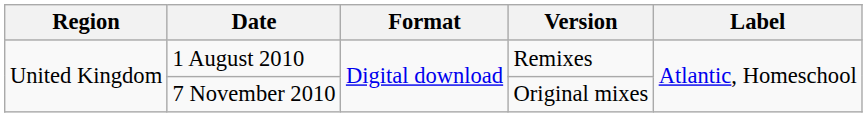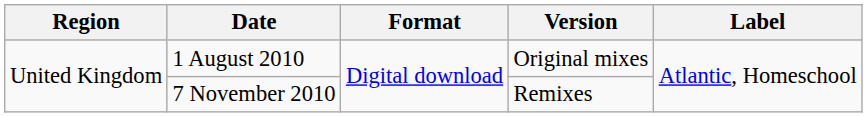(553, 58) Remixes -> (581, 58) Original mixes
(581, 93) Original mixes -> (553, 93) Remixes
